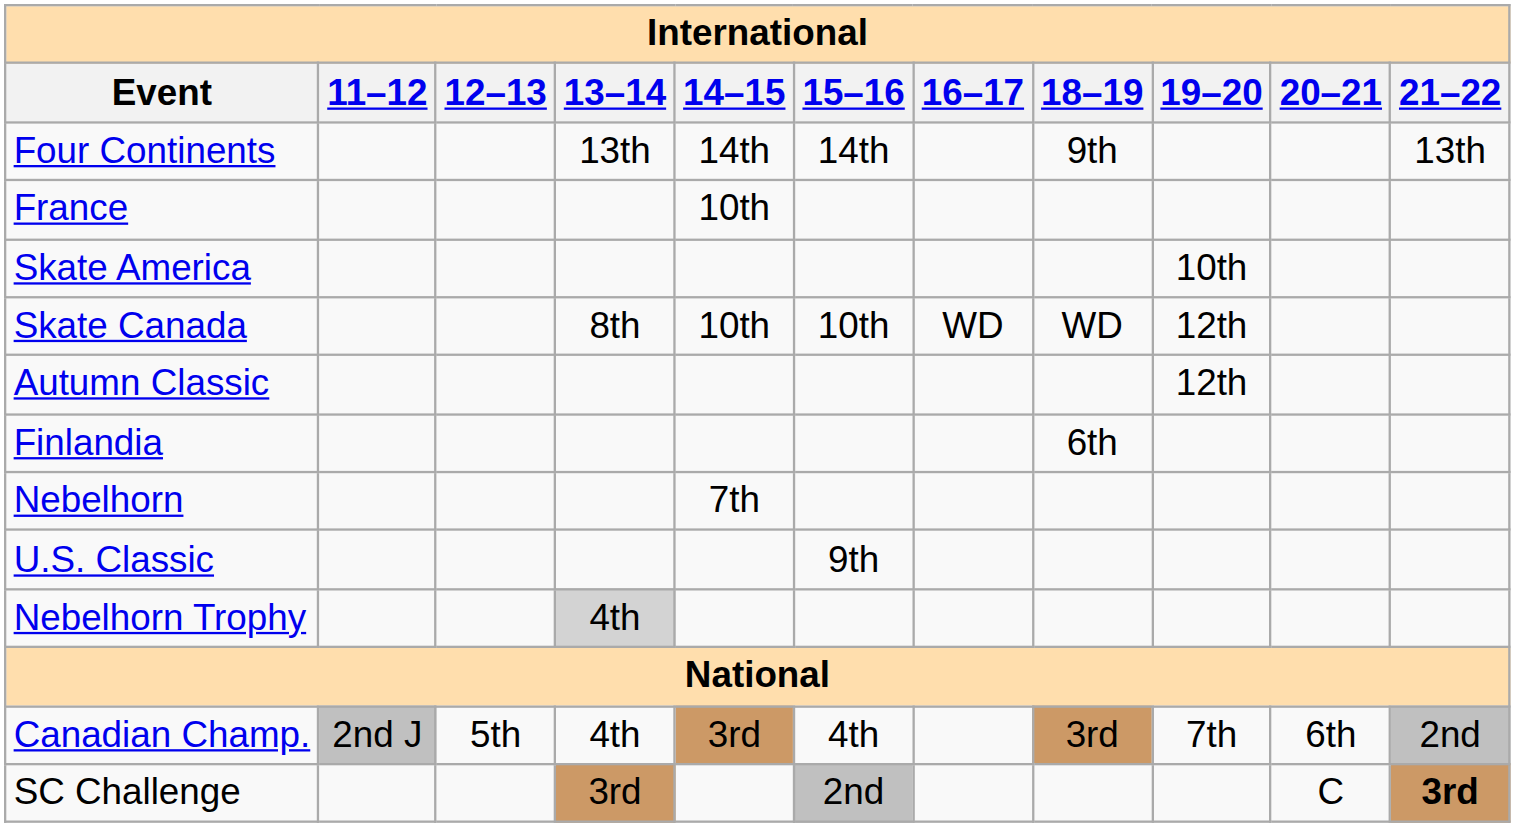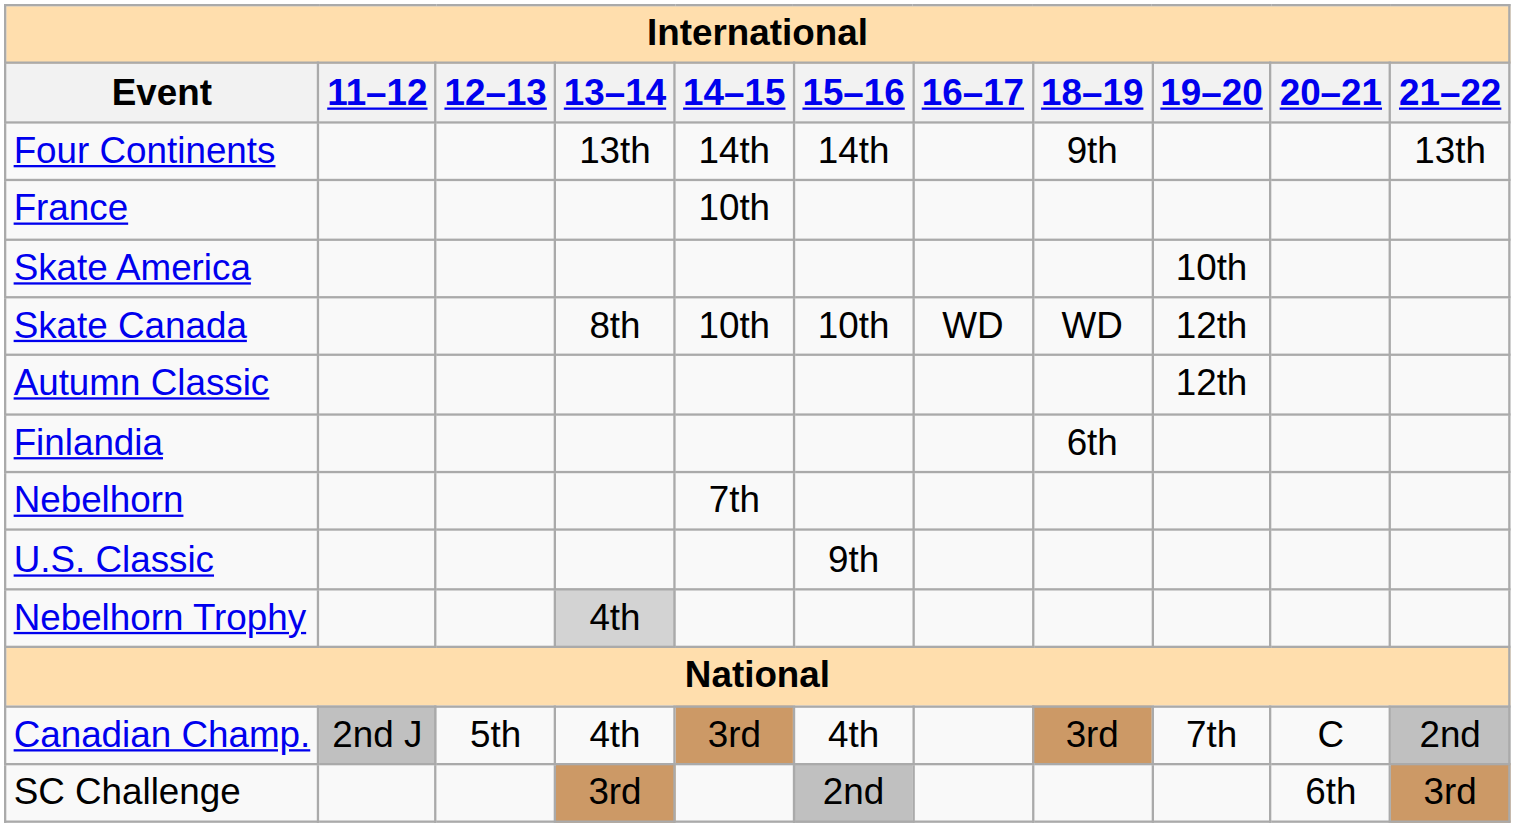(1331, 734) 6th -> (1331, 734) C
(1331, 792) C -> (1331, 792) 6th
(1450, 792) bold -> (1450, 792) normal
